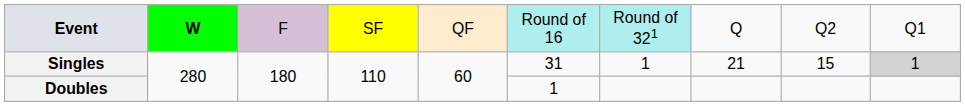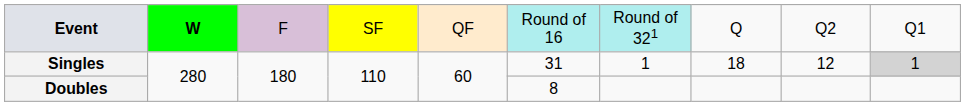(736, 64) 21 -> (736, 64) 18
(826, 64) 15 -> (826, 64) 12
(554, 89) 1 -> (554, 89) 8
